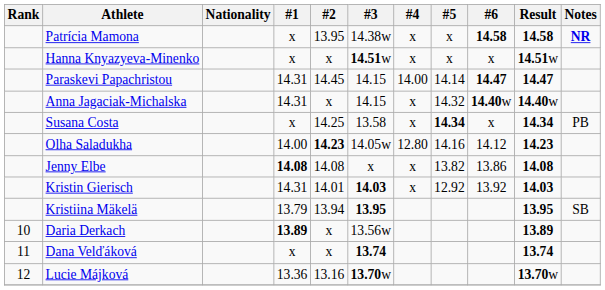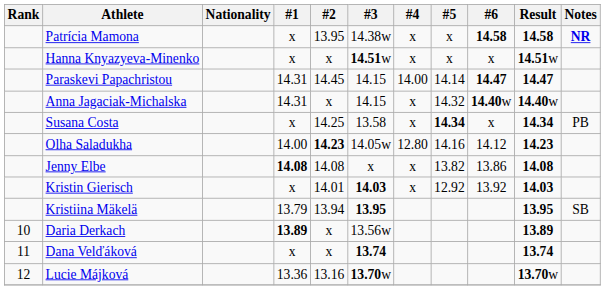(292, 187) 14.31 -> (292, 187) x
